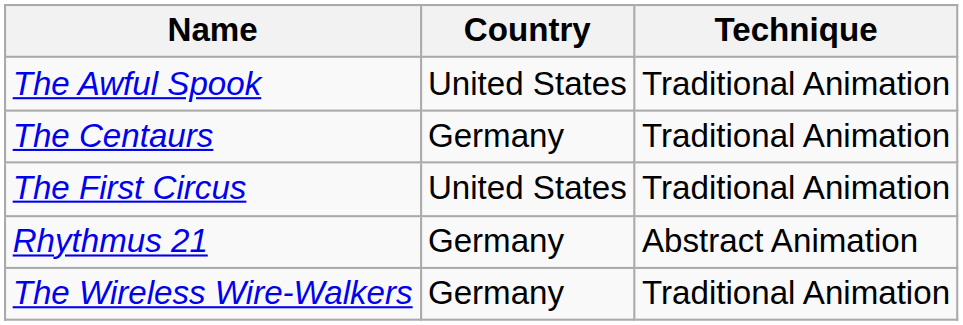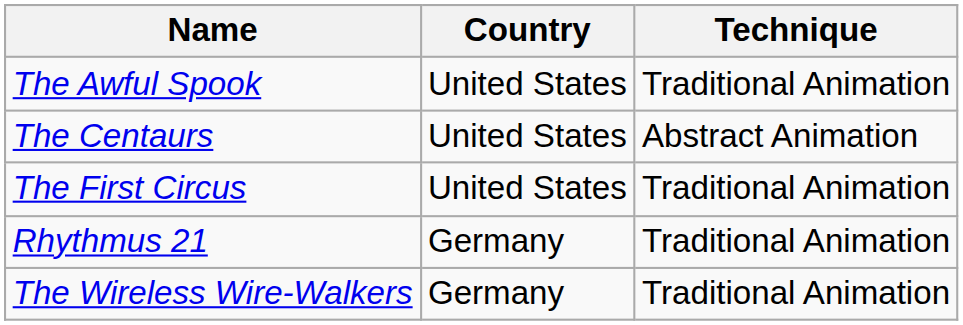(496, 135) Germany -> (527, 135) United States
(796, 135) Traditional Animation -> (780, 135) Abstract Animation
(780, 240) Abstract Animation -> (796, 240) Traditional Animation
